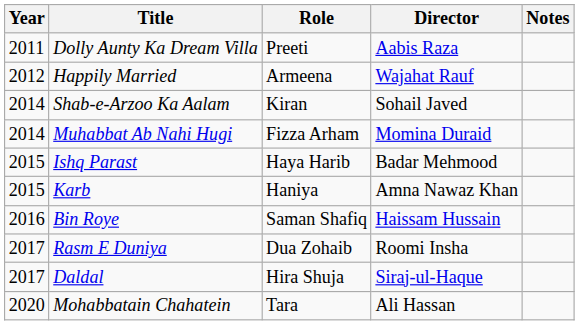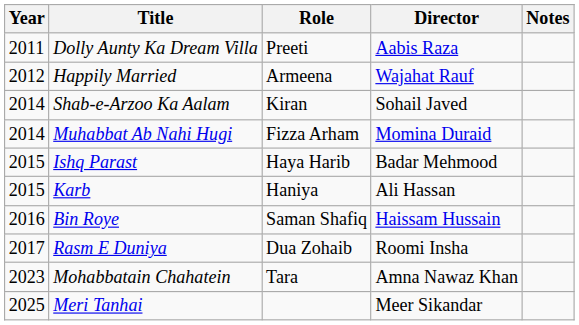(447, 190) Amna Nawaz Khan -> (415, 190) Ali Hassan
- row: (78, 276)
(27, 305) 2020 -> (27, 276) 2023
(415, 305) Ali Hassan -> (447, 276) Amna Nawaz Khan
+ row: (98, 305)
